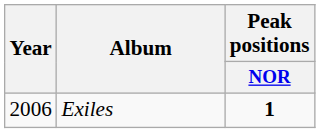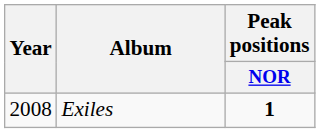(31, 109) 2006 -> (31, 109) 2008
